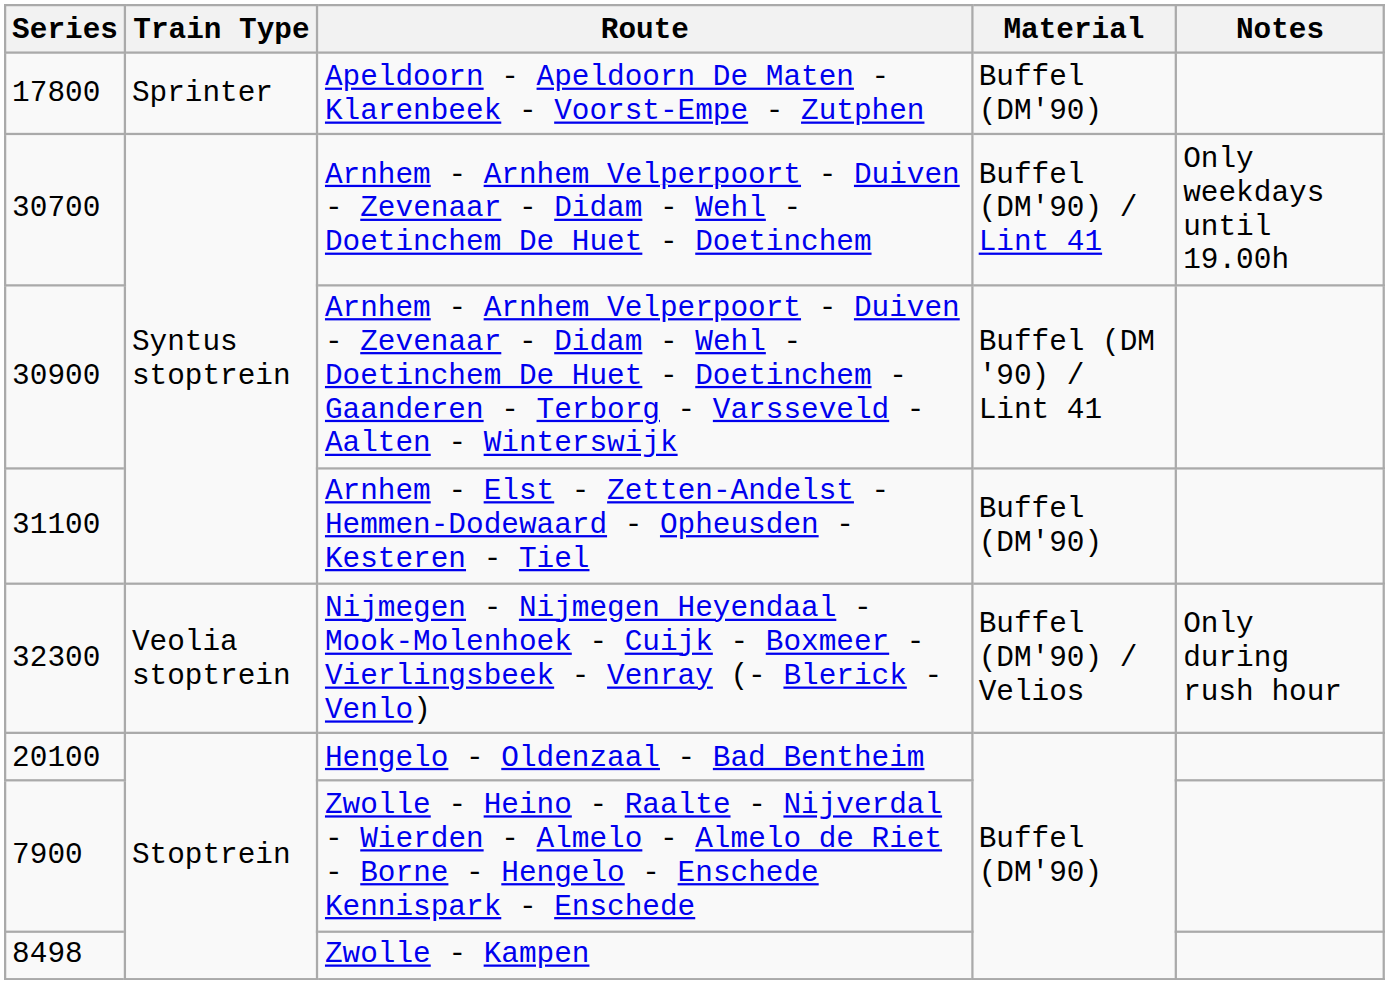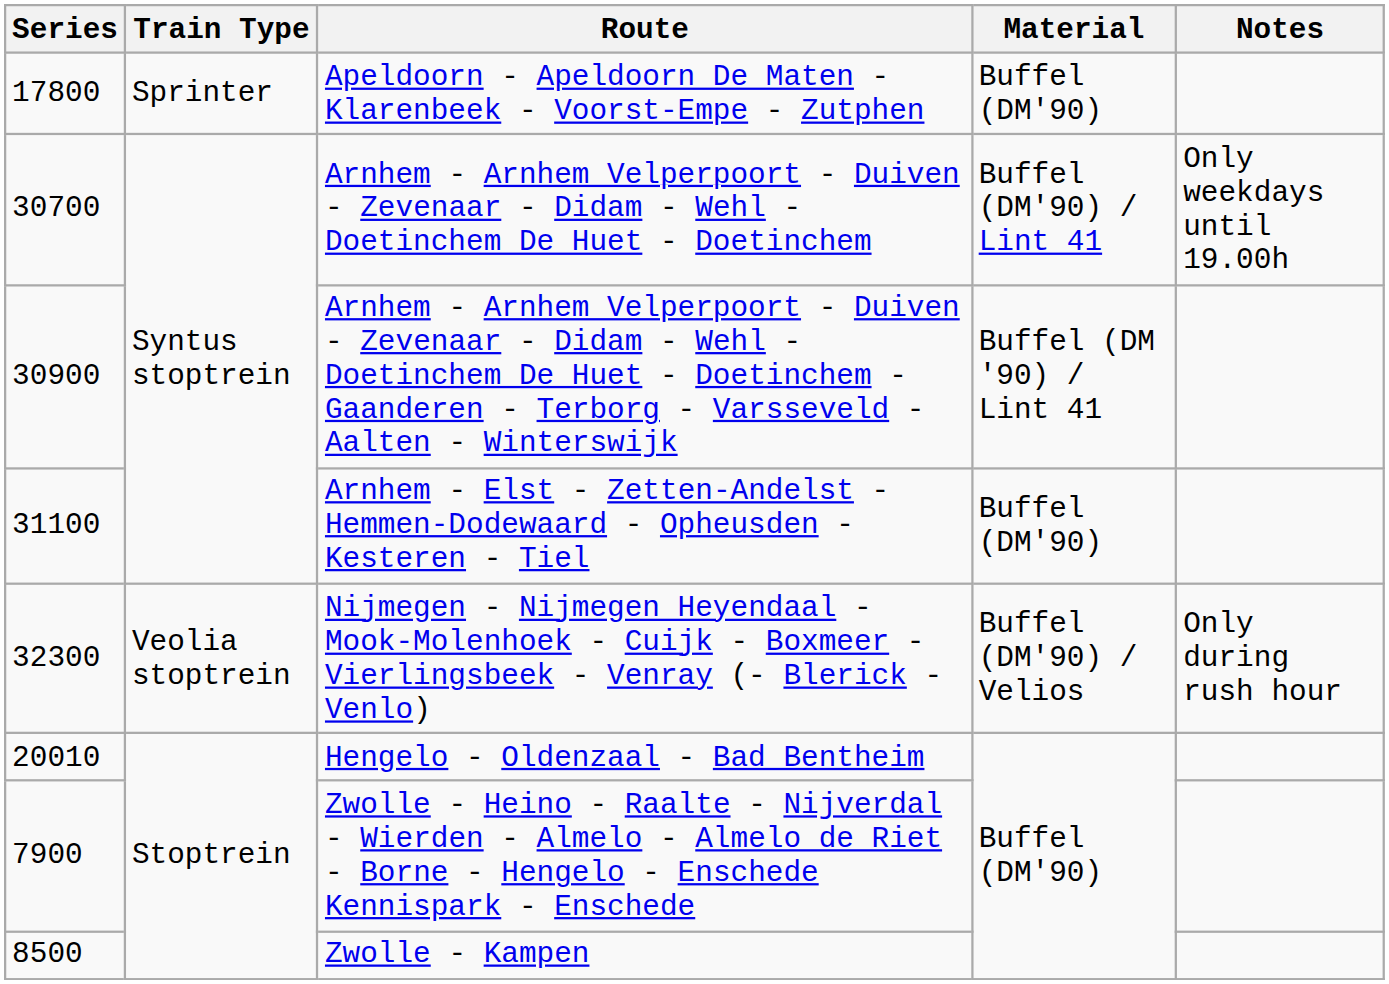(56, 757) 20100 -> (56, 757) 20010
(47, 955) 8498 -> (47, 955) 8500
